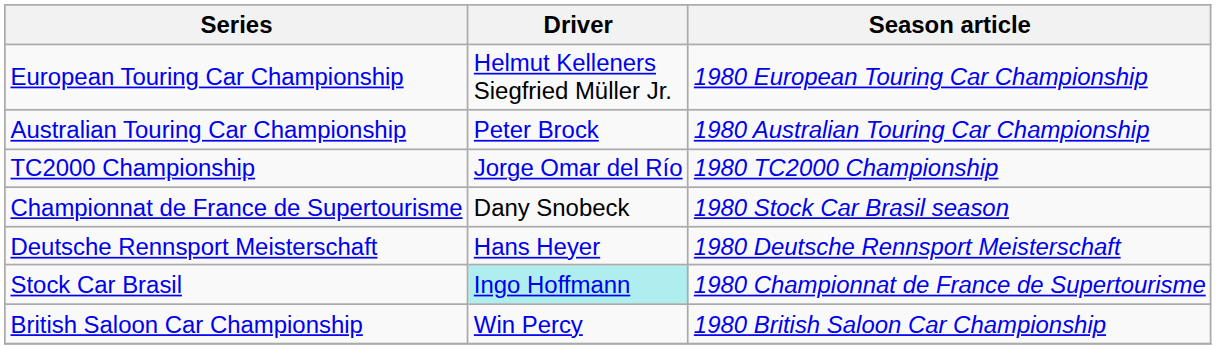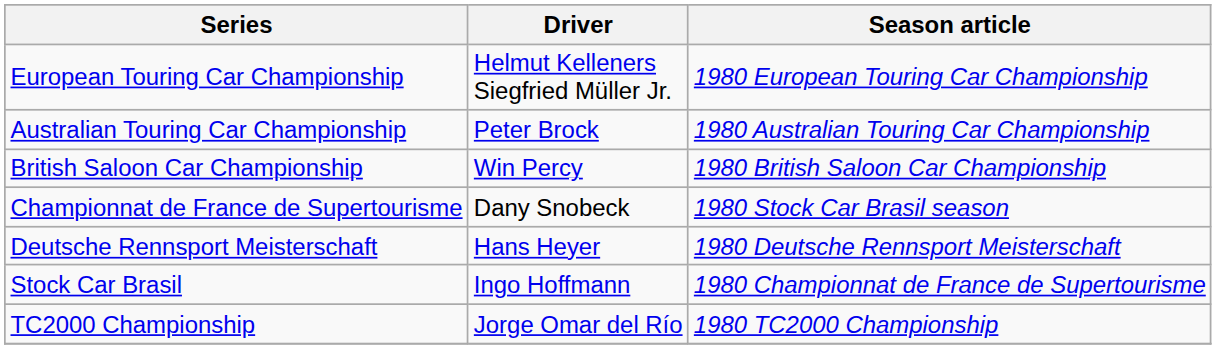rows swapped: (187, 323) <-> (133, 168)
(552, 285) paleturquoise background -> (552, 285) no background
